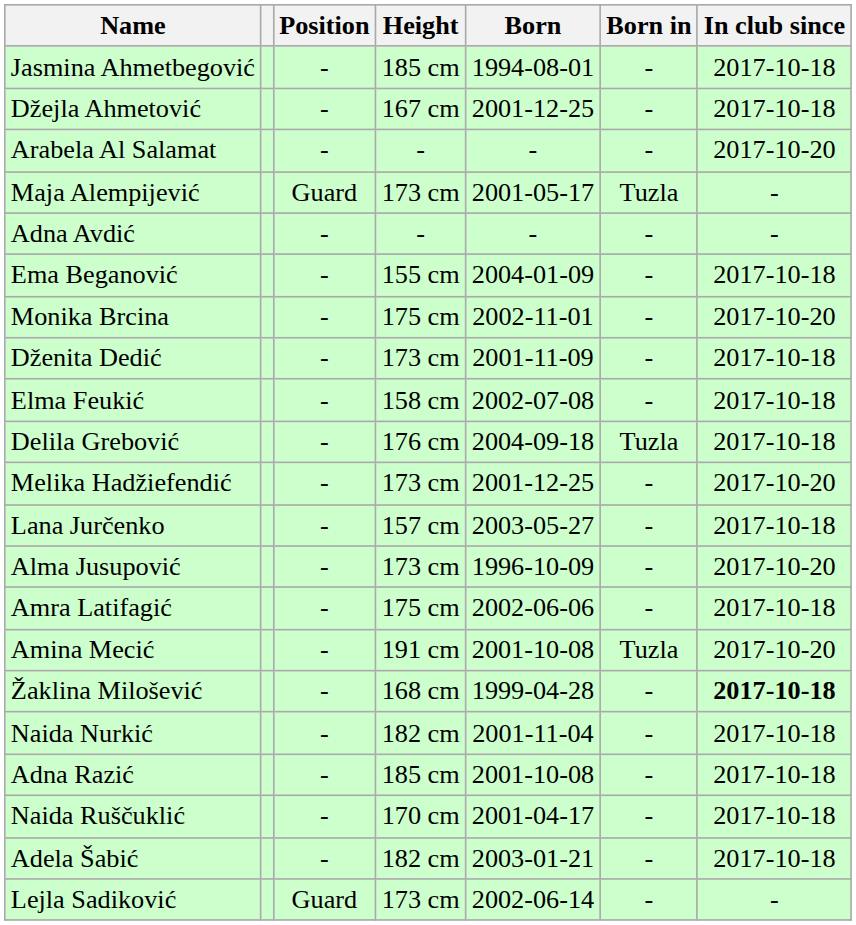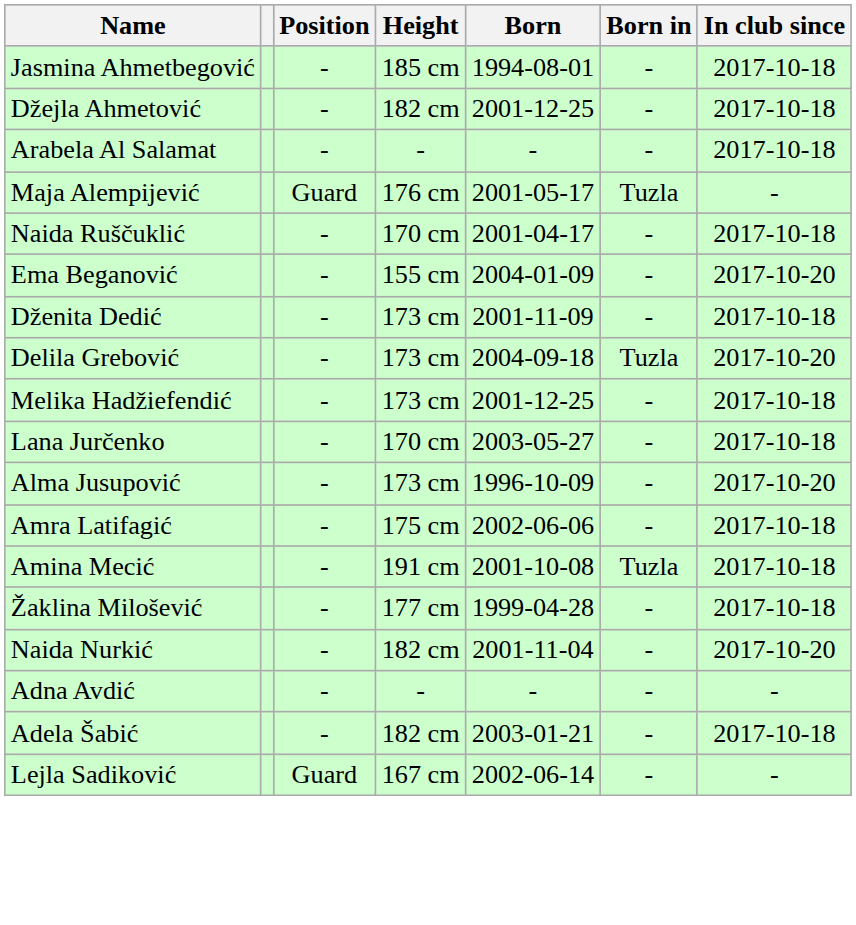(421, 108) 167 cm -> (421, 108) 182 cm
(774, 150) 2017-10-20 -> (774, 150) 2017-10-18
(421, 191) 173 cm -> (421, 191) 176 cm
rows swapped: (73, 233) <-> (98, 815)
(774, 274) 2017-10-18 -> (774, 274) 2017-10-20
- row: (90, 316)
- row: (78, 399)
(421, 441) 176 cm -> (421, 358) 173 cm
(774, 441) 2017-10-18 -> (774, 358) 2017-10-20
(774, 483) 2017-10-20 -> (774, 399) 2017-10-18
(421, 524) 157 cm -> (421, 441) 170 cm
(774, 649) 2017-10-20 -> (774, 566) 2017-10-18
(421, 691) 168 cm -> (421, 607) 177 cm
(774, 691) bold -> (774, 607) normal
(774, 732) 2017-10-18 -> (774, 649) 2017-10-20
- row: (72, 774)
(421, 899) 173 cm -> (421, 774) 167 cm
